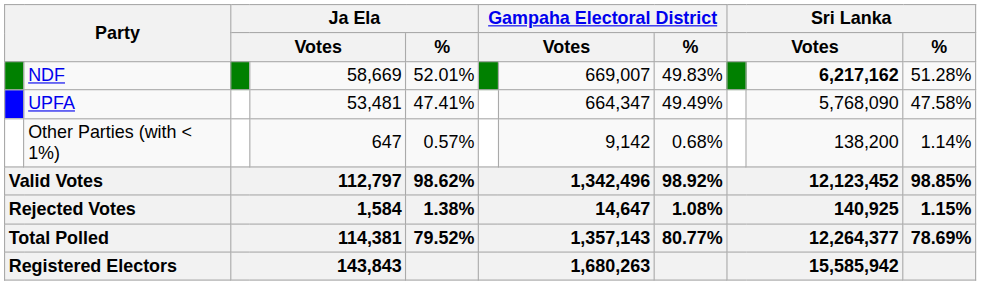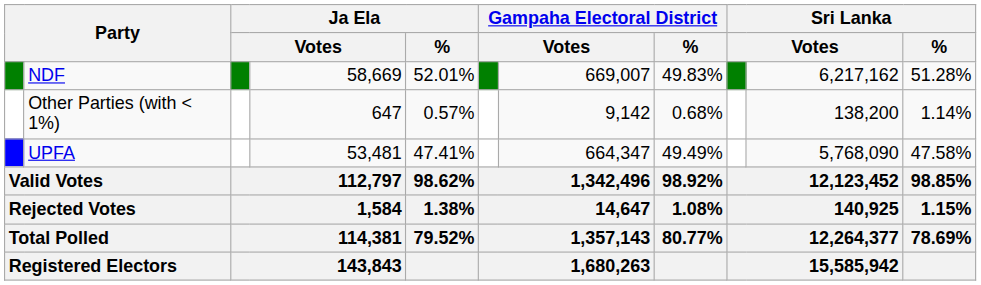(859, 75) bold -> (859, 75) normal
rows swapped: (52, 103) <-> (110, 142)
